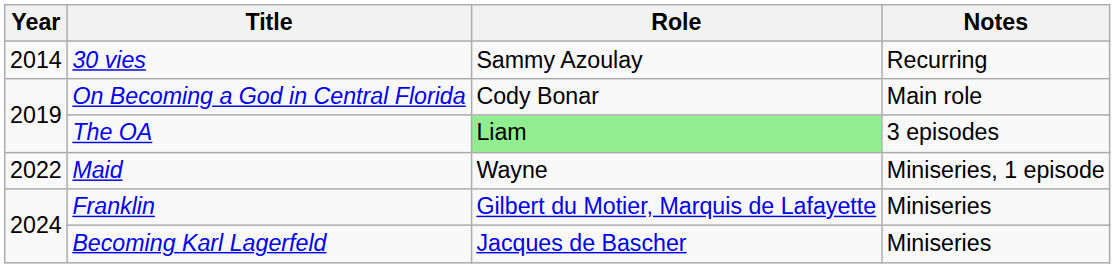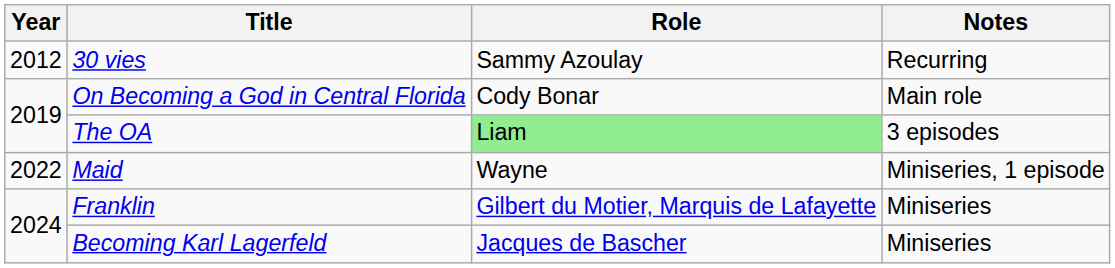(36, 59) 2014 -> (36, 59) 2012
